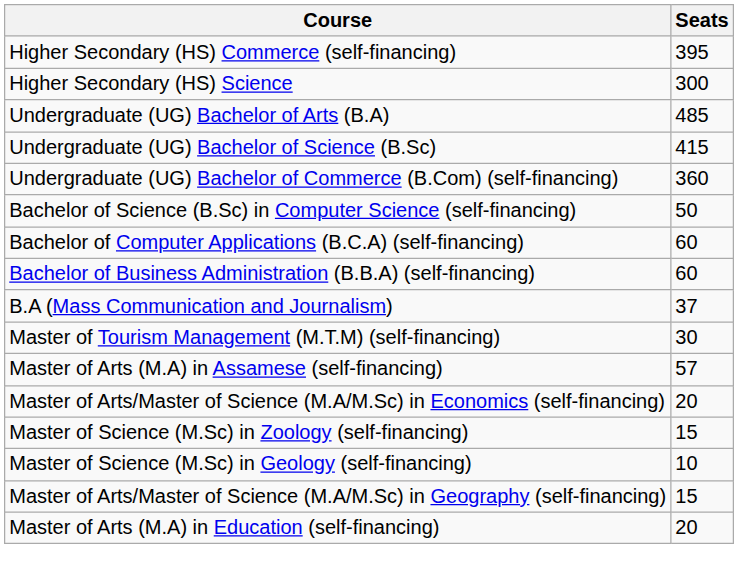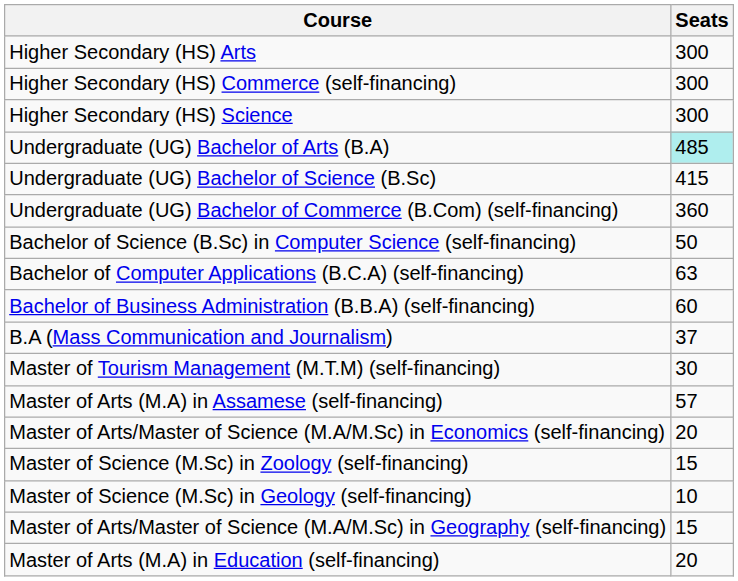+ row: (133, 52)
(692, 52) 395 -> (692, 83) 300
(692, 115) no background -> (692, 147) paleturquoise background
(686, 242) 60 -> (686, 274) 63
